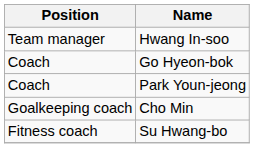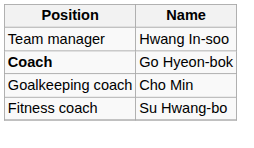(29, 62) normal -> (30, 62) bold
- row: (193, 85)
